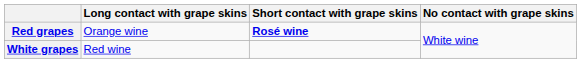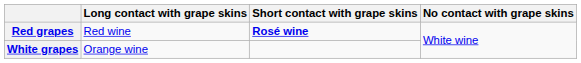(116, 31) Orange wine -> (107, 31) Red wine
(107, 49) Red wine -> (116, 49) Orange wine
